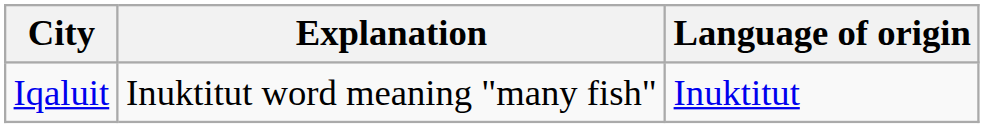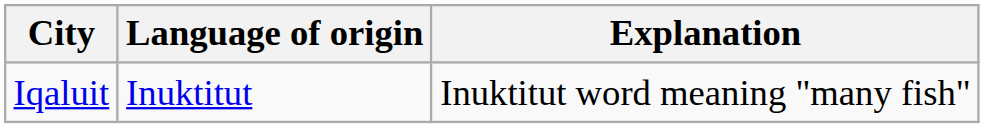columns swapped: (822, 33) <-> (391, 33)
